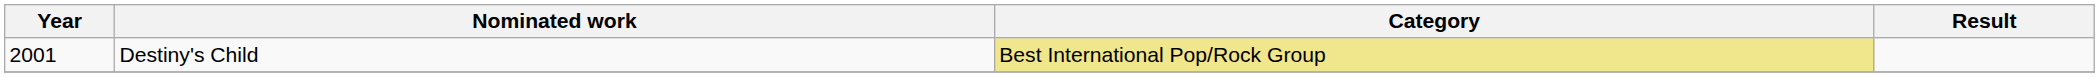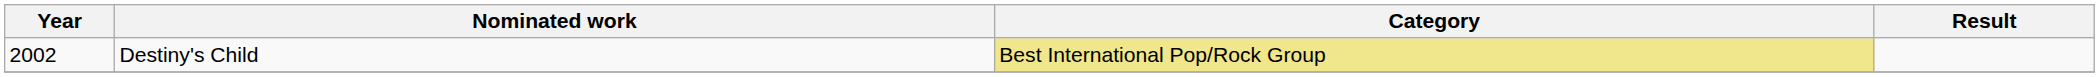(33, 54) 2001 -> (33, 54) 2002
